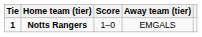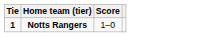- column: (158, 11)
